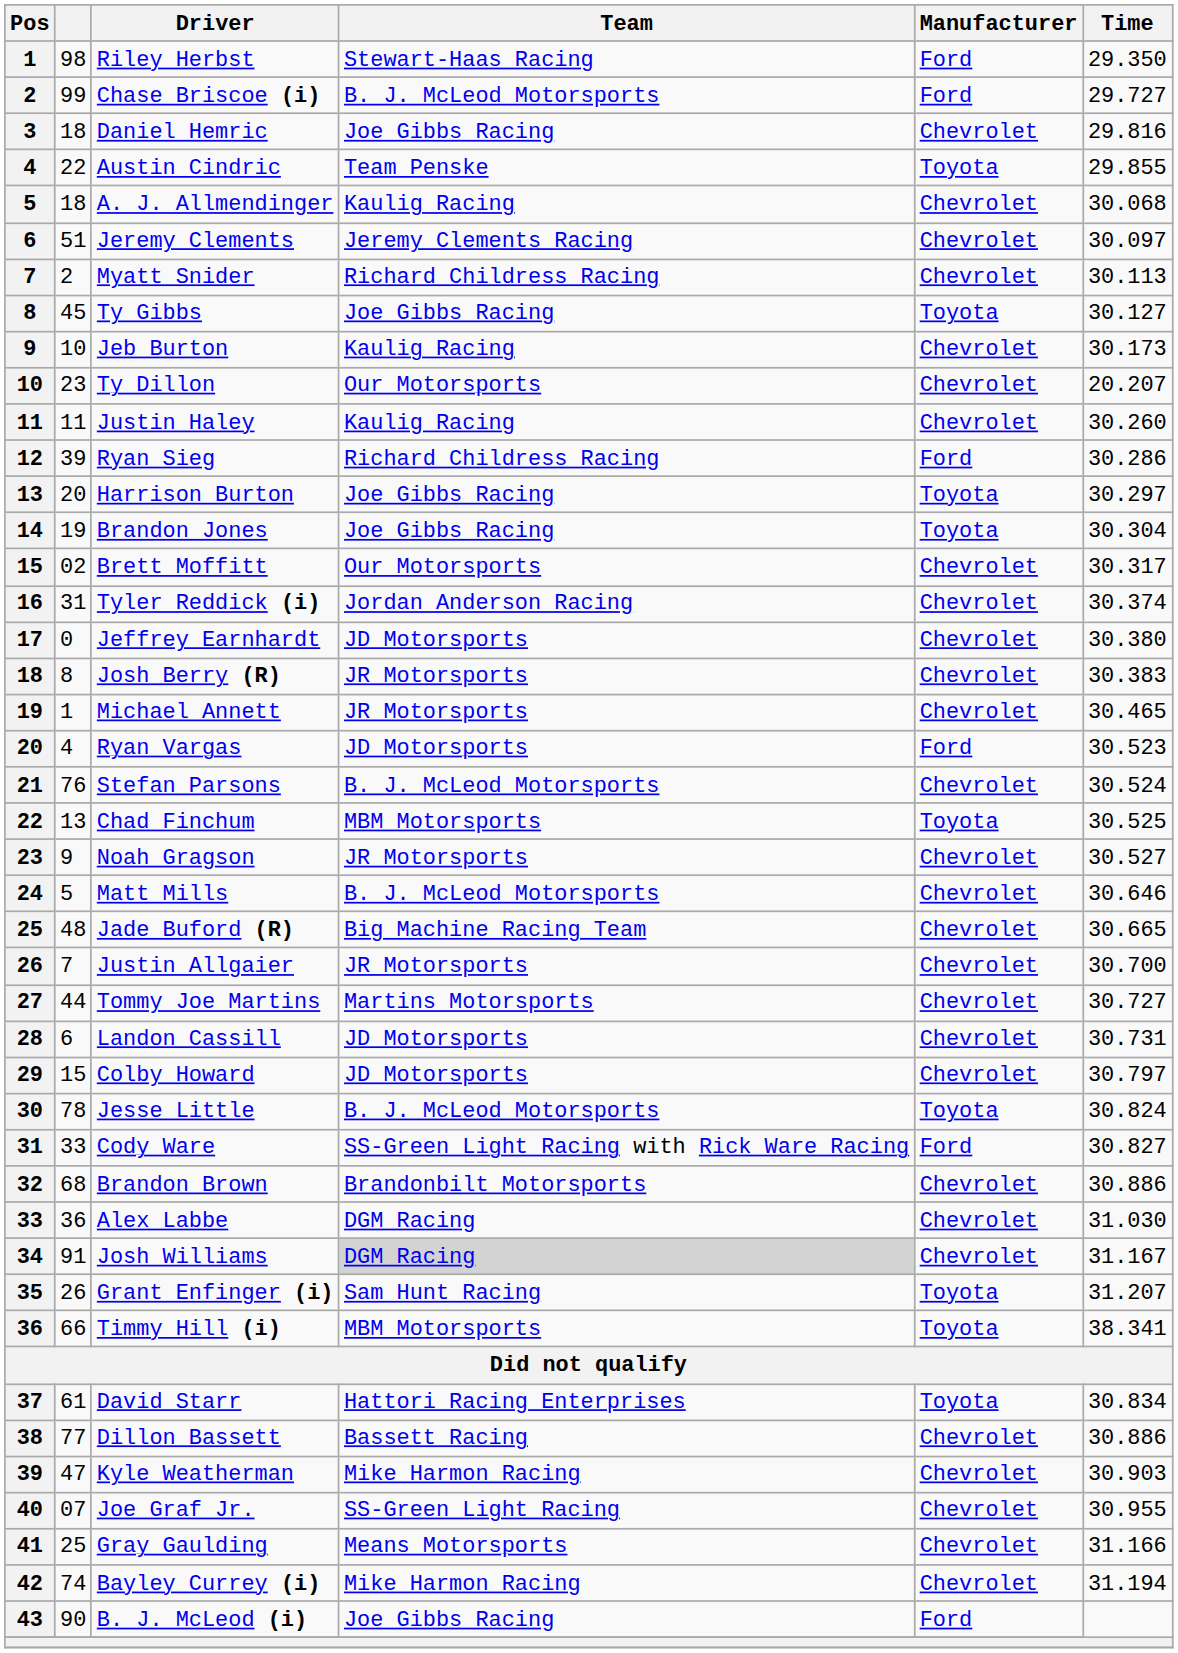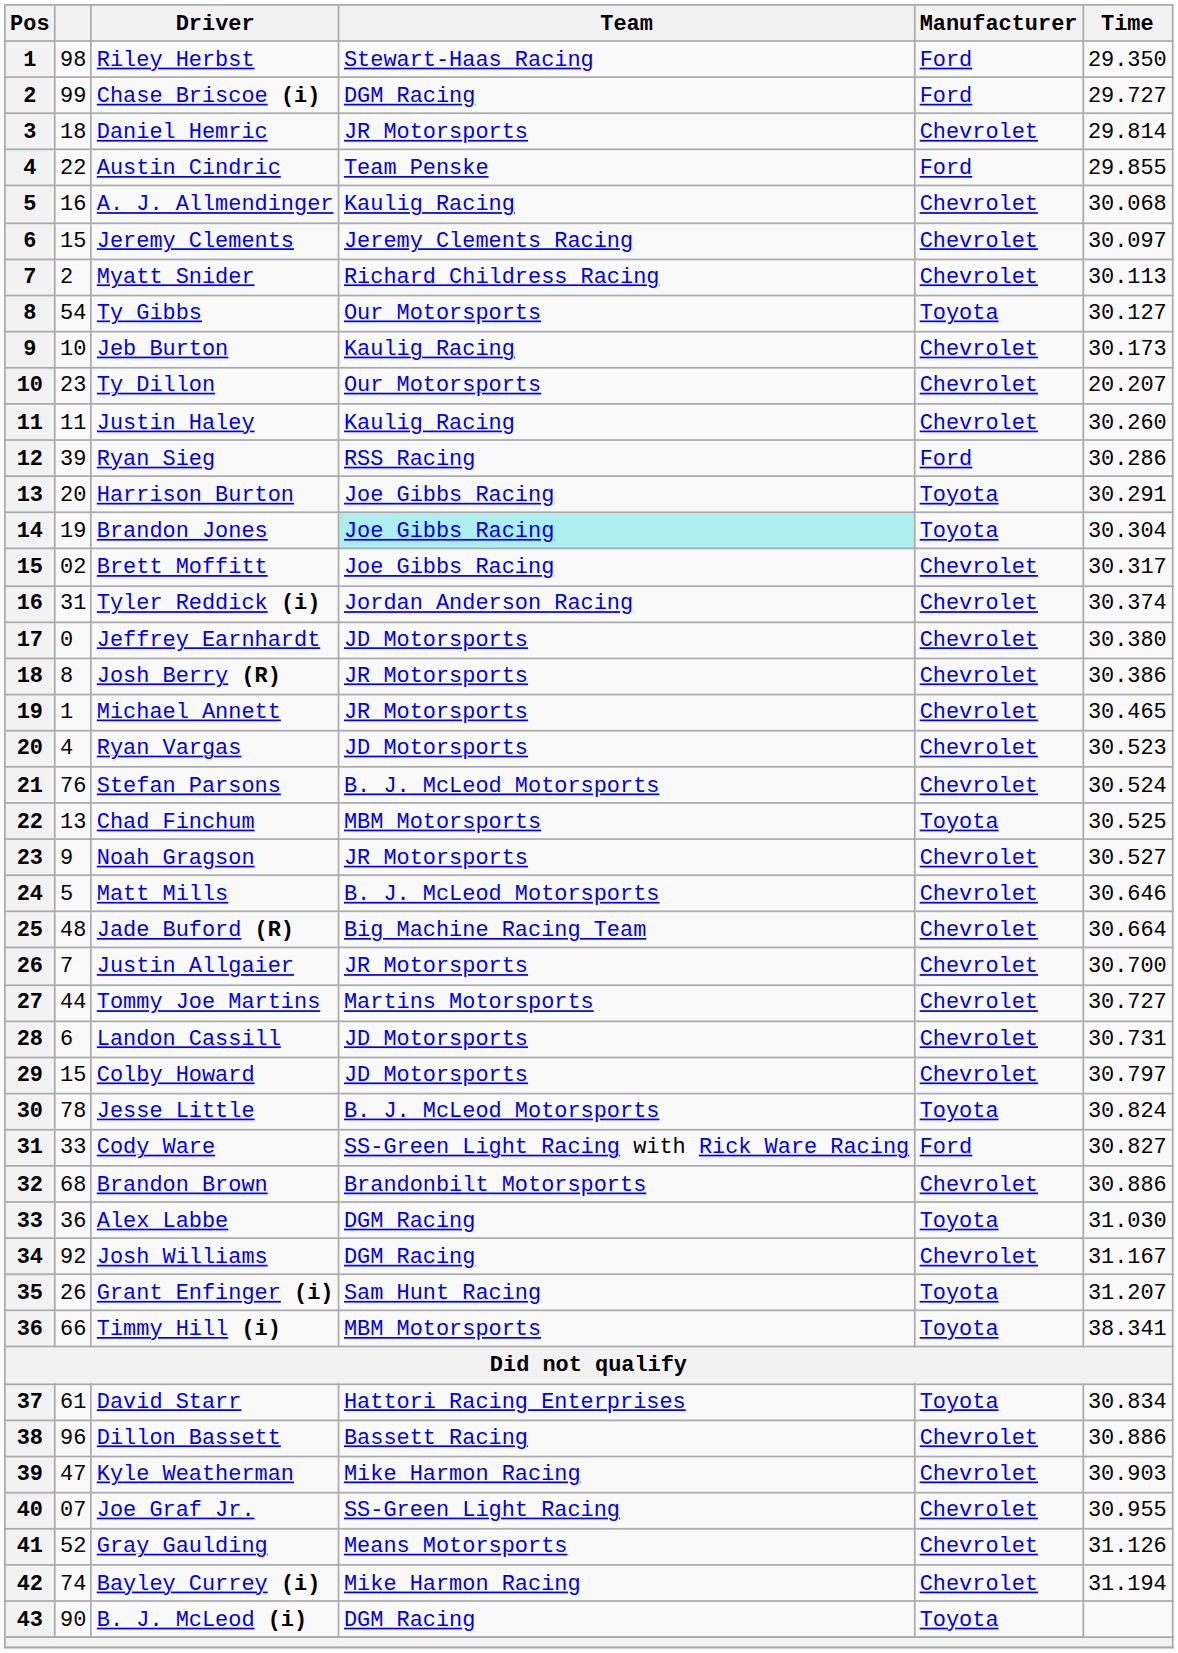(502, 95) B. J. McLeod Motorsports -> (410, 95) DGM Racing
(449, 132) Joe Gibbs Racing -> (436, 132) JR Motorsports
(1127, 132) 29.816 -> (1127, 132) 29.814
(959, 168) Toyota -> (946, 168) Ford
(73, 204) 18 -> (73, 204) 16
(73, 240) 51 -> (73, 240) 15
(73, 313) 45 -> (73, 313) 54
(449, 313) Joe Gibbs Racing -> (443, 313) Our Motorsports
(502, 458) Richard Childress Racing -> (410, 458) RSS Racing
(1127, 494) 30.297 -> (1127, 494) 30.291
(449, 531) no background -> (449, 531) paleturquoise background
(443, 567) Our Motorsports -> (449, 567) Joe Gibbs Racing
(1127, 676) 30.383 -> (1127, 676) 30.386
(946, 748) Ford -> (979, 748) Chevrolet
(1127, 930) 30.665 -> (1127, 930) 30.664
(979, 1220) Chevrolet -> (959, 1220) Toyota
(73, 1256) 91 -> (73, 1256) 92
(410, 1256) lightgrey background -> (410, 1256) no background
(73, 1438) 77 -> (73, 1438) 96
(73, 1547) 25 -> (73, 1547) 52
(1127, 1547) 31.166 -> (1127, 1547) 31.126
(449, 1619) Joe Gibbs Racing -> (410, 1619) DGM Racing
(946, 1619) Ford -> (959, 1619) Toyota
